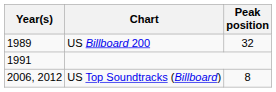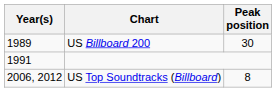(248, 43) 32 -> (248, 43) 30
